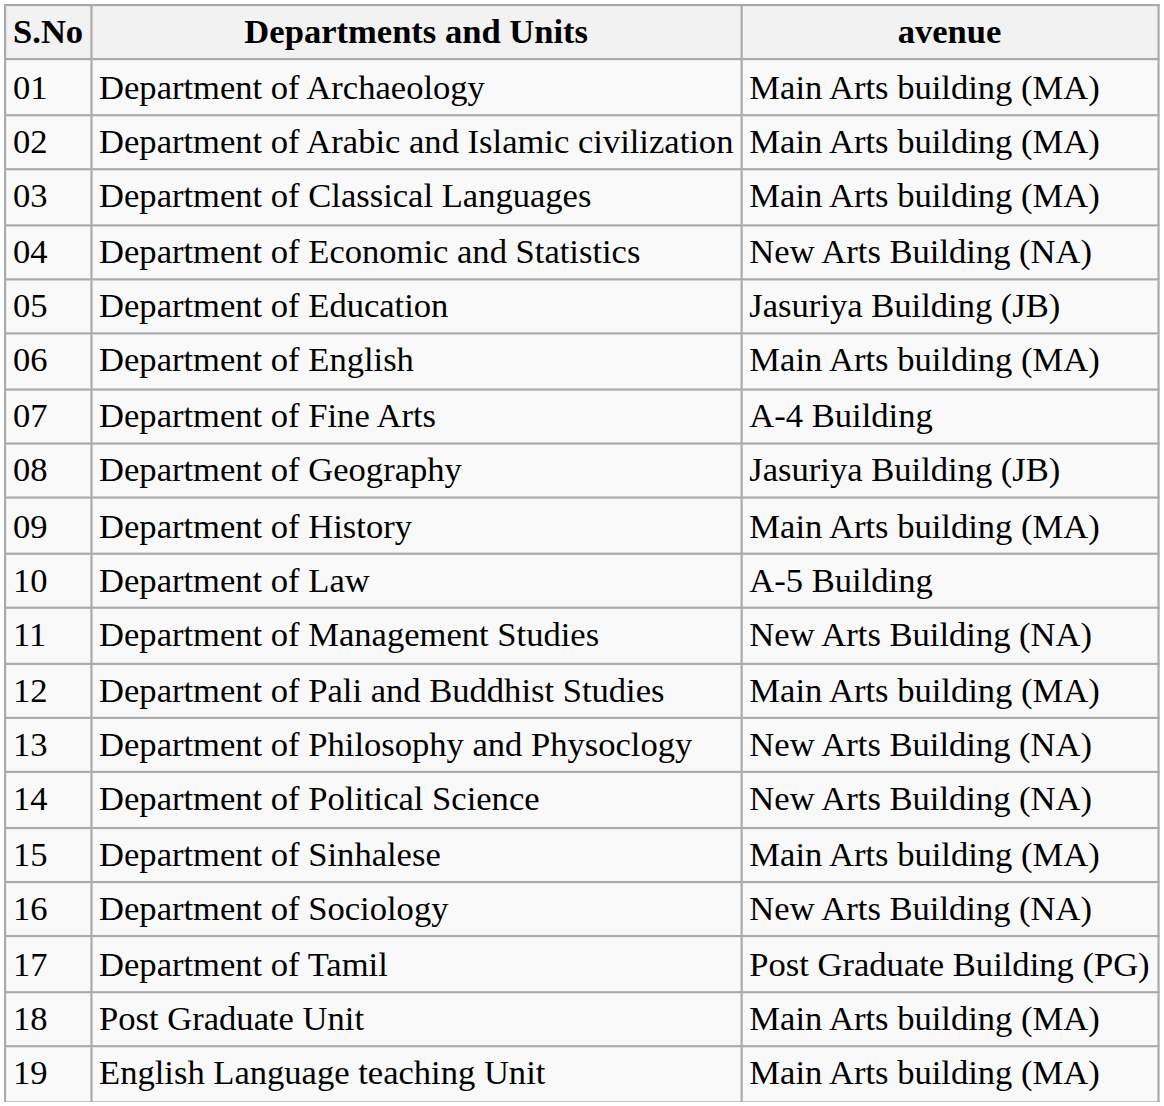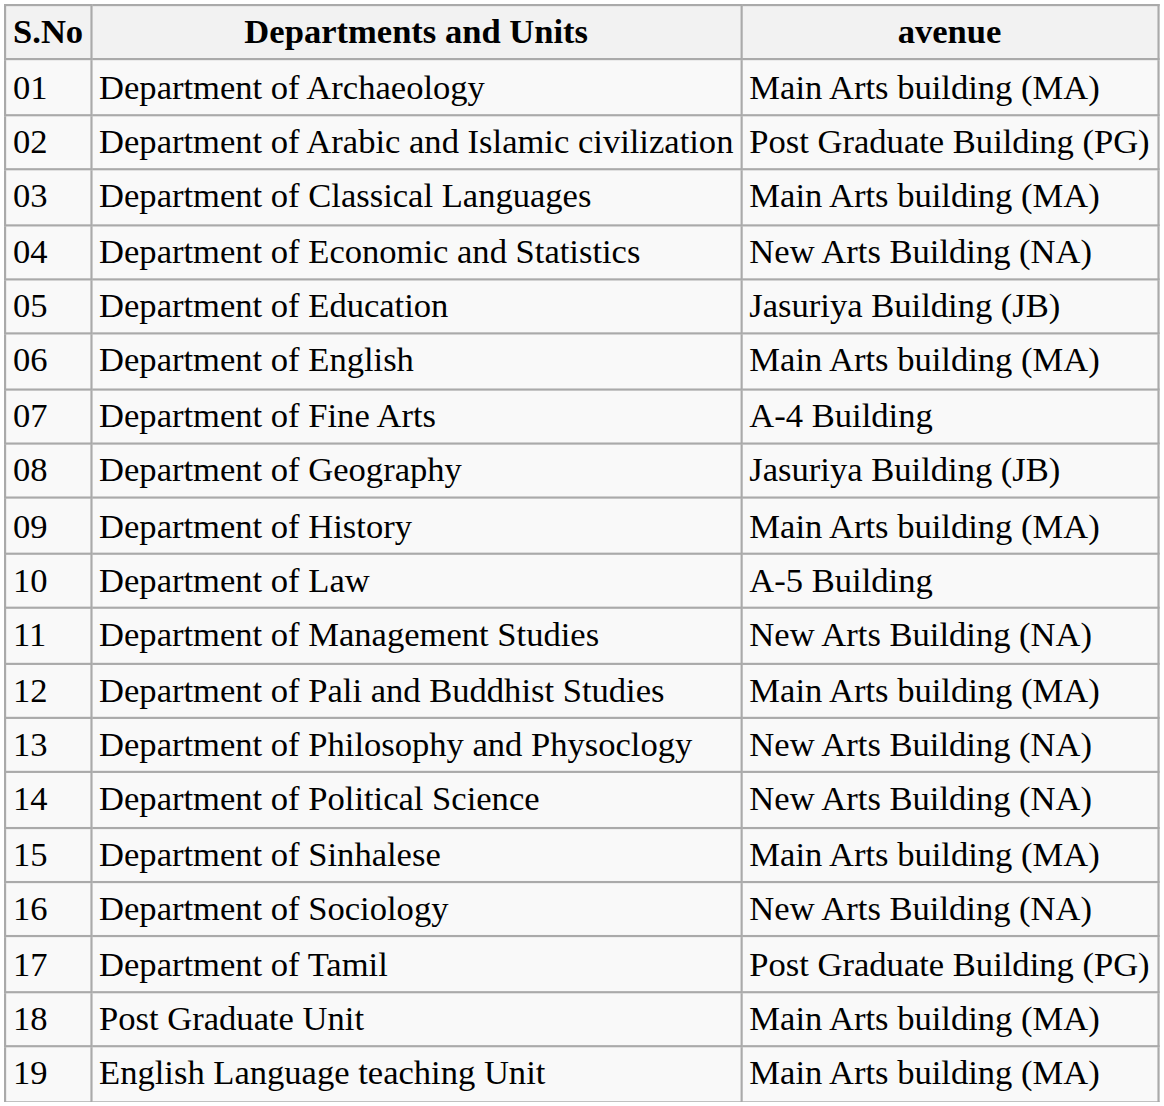(925, 141) Main Arts building (MA) -> (949, 141) Post Graduate Building (PG)
